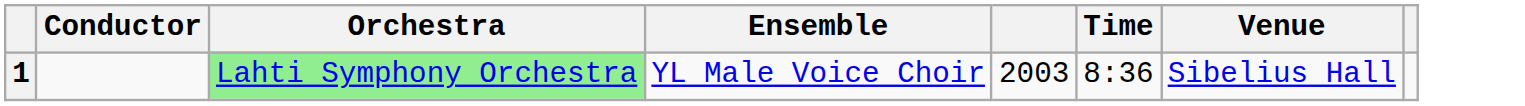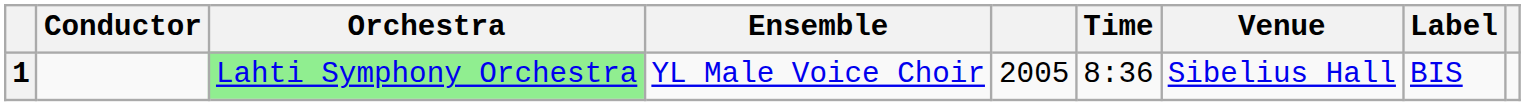+ column: (1454, 29)
(1034, 76) 2003 -> (1034, 76) 2005
